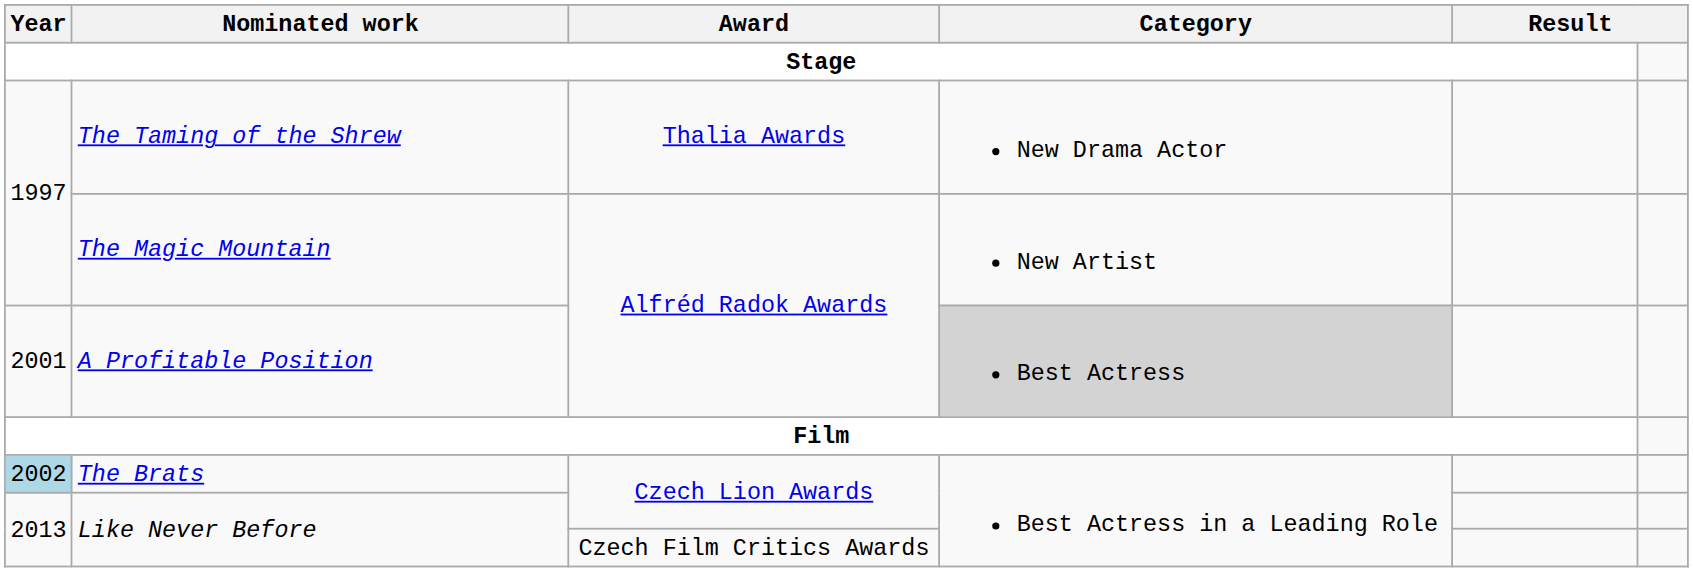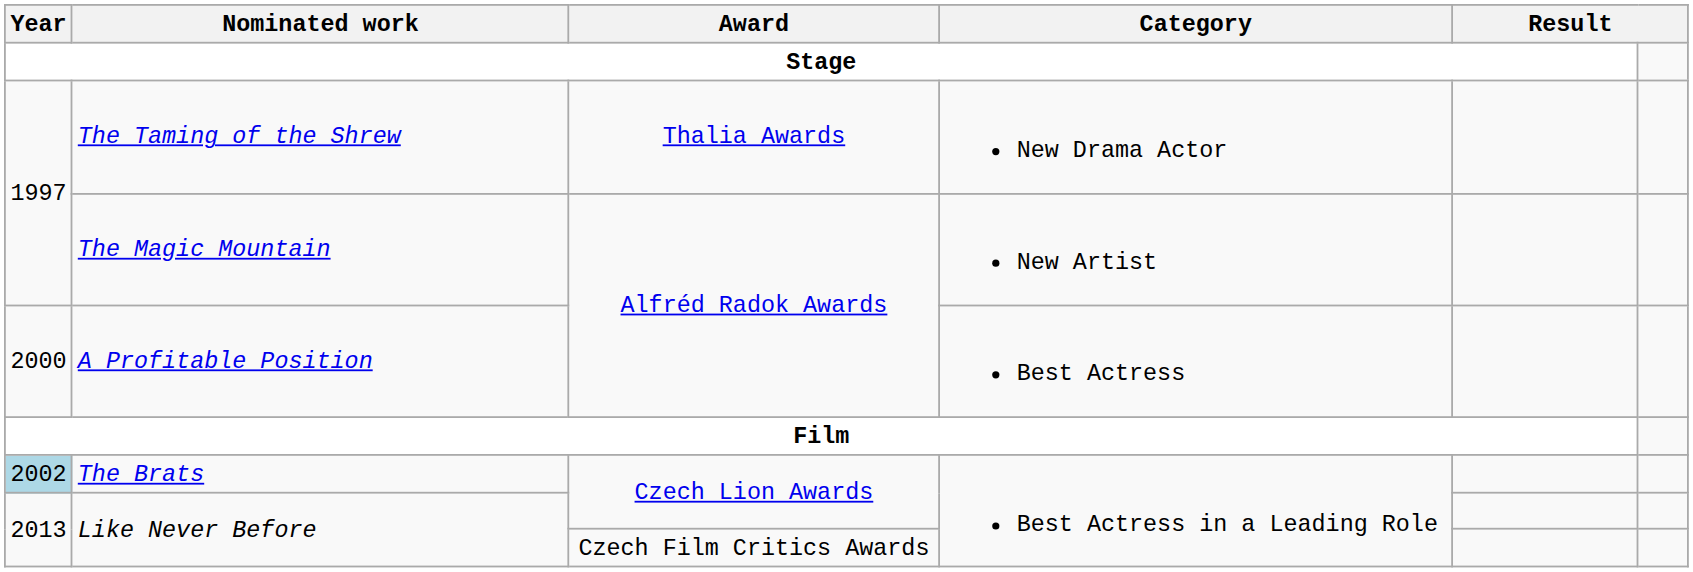(39, 361) 2001 -> (39, 361) 2000
(1196, 375) lightgrey background -> (1196, 375) no background
